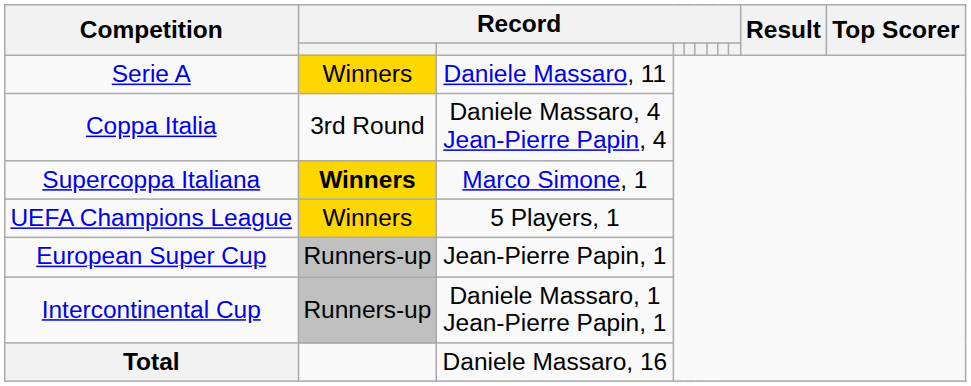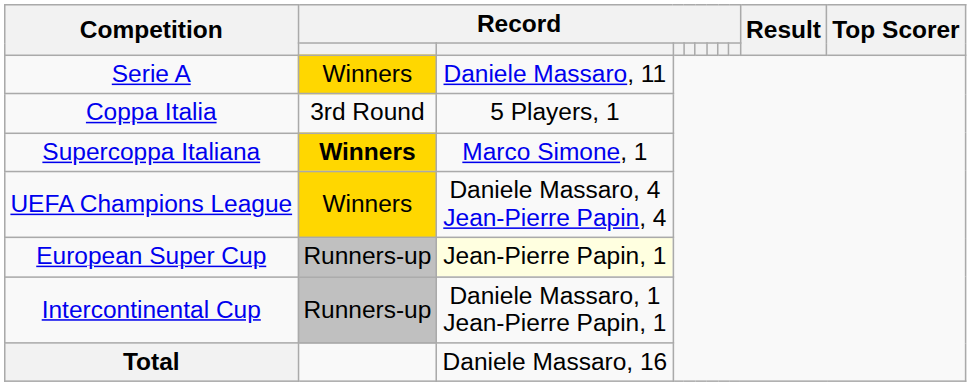(555, 126) Daniele Massaro, 4 Jean-Pierre Papin, 4 -> (555, 112) 5 Players, 1
(555, 218) 5 Players, 1 -> (555, 204) Daniele Massaro, 4 Jean-Pierre Papin, 4
(555, 256) no background -> (555, 256) lightyellow background
